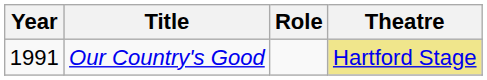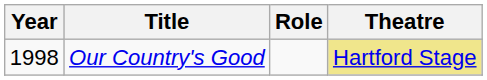(34, 57) 1991 -> (34, 57) 1998
